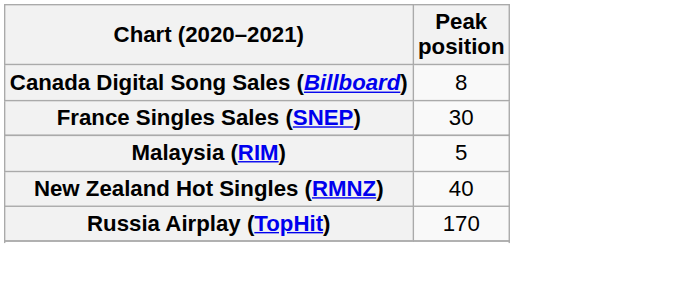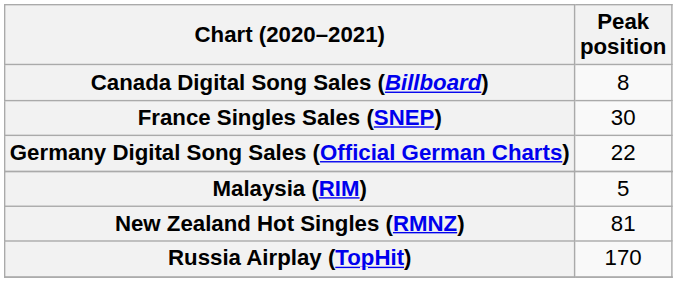+ row: (290, 152)
(461, 188) 40 -> (623, 223) 81
